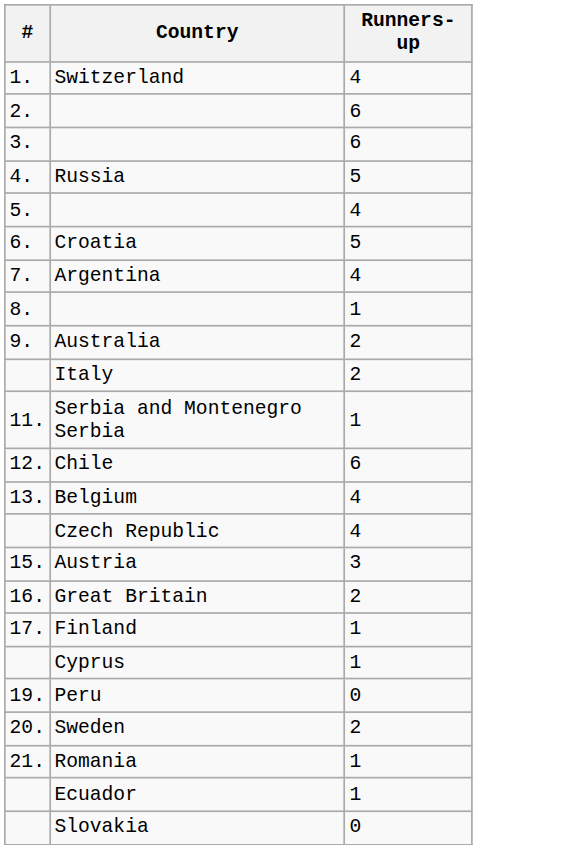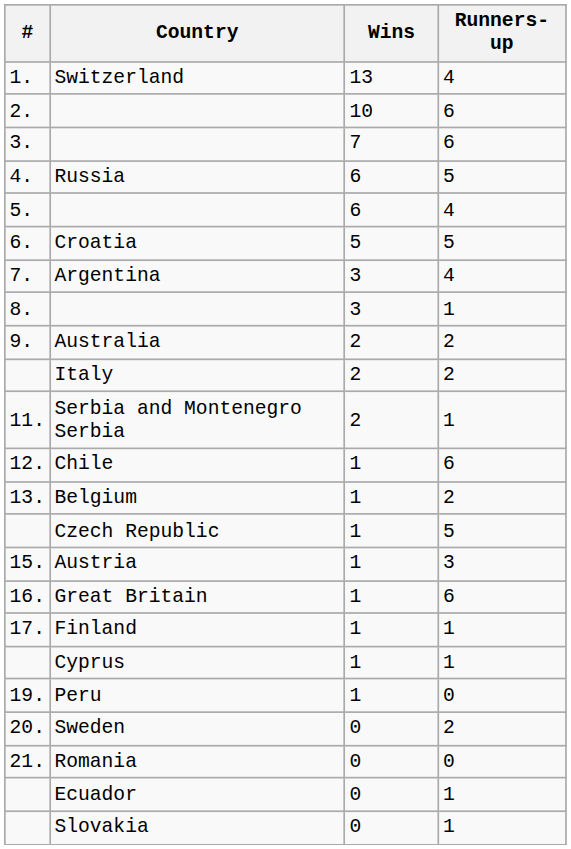+ column: (392, 33)
(355, 497) 4 -> (449, 497) 2
(355, 530) 4 -> (449, 530) 5
(355, 596) 2 -> (449, 596) 6
(355, 762) 1 -> (449, 762) 0
(355, 828) 0 -> (449, 828) 1
